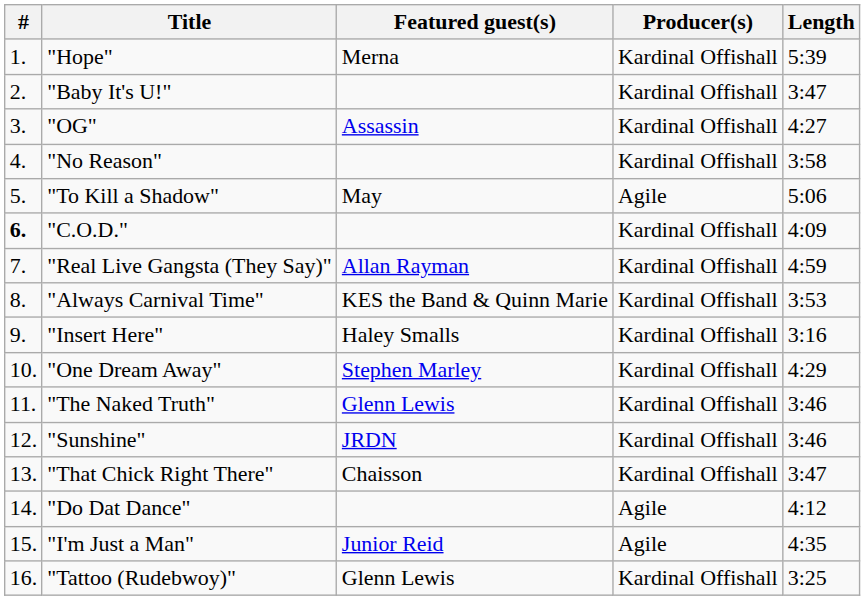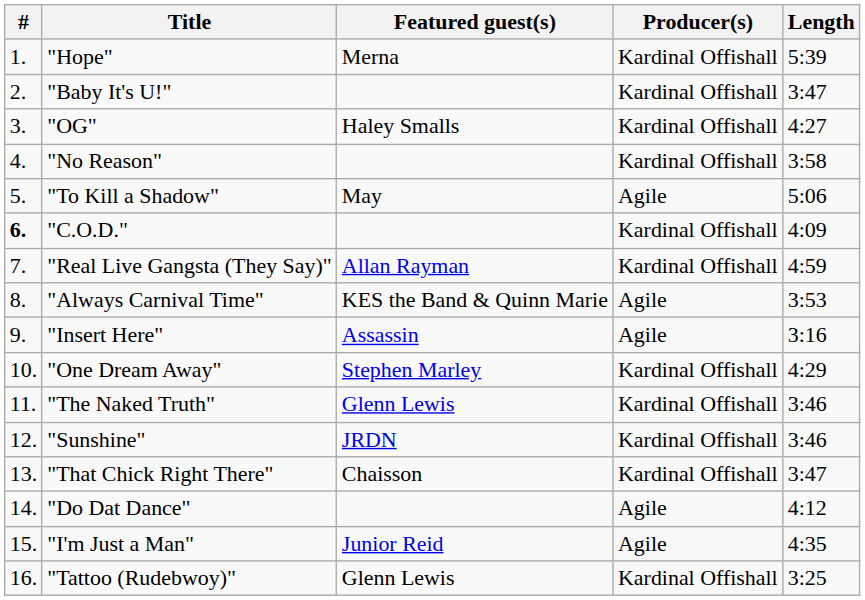(380, 126) Assassin -> (401, 126) Haley Smalls
(698, 299) Kardinal Offishall -> (642, 299) Agile
(401, 334) Haley Smalls -> (380, 334) Assassin
(698, 334) Kardinal Offishall -> (642, 334) Agile
